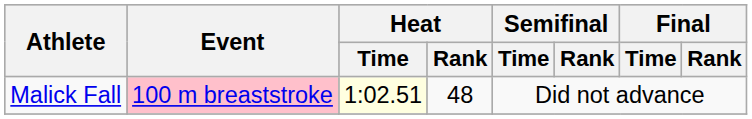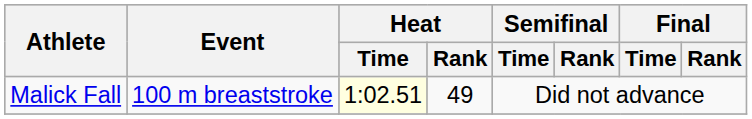(233, 96) pink background -> (233, 96) no background
(460, 96) 48 -> (460, 96) 49
